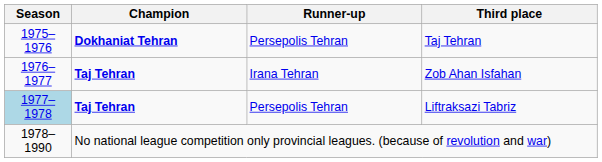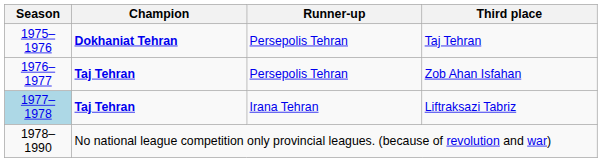(284, 74) Irana Tehran -> (299, 74) Persepolis Tehran
(299, 107) Persepolis Tehran -> (284, 107) Irana Tehran
